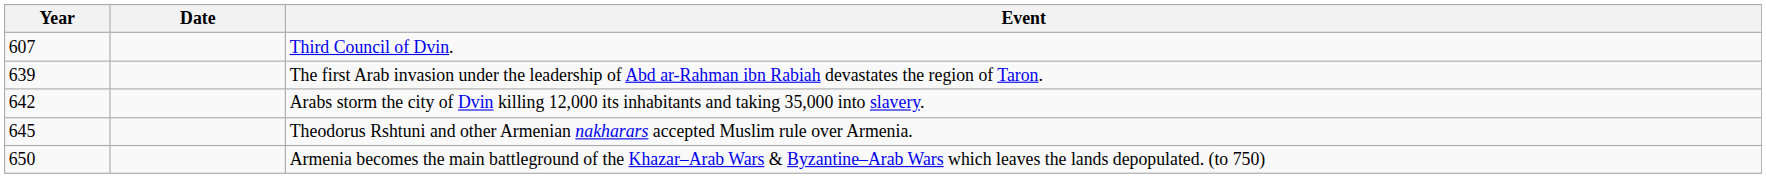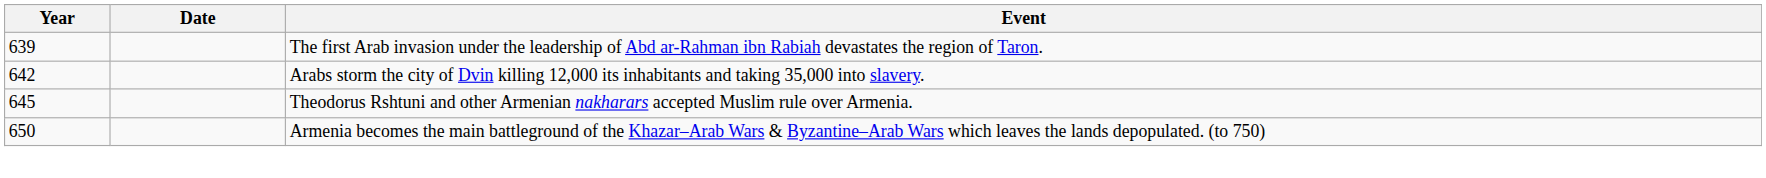- row: (372, 46)
